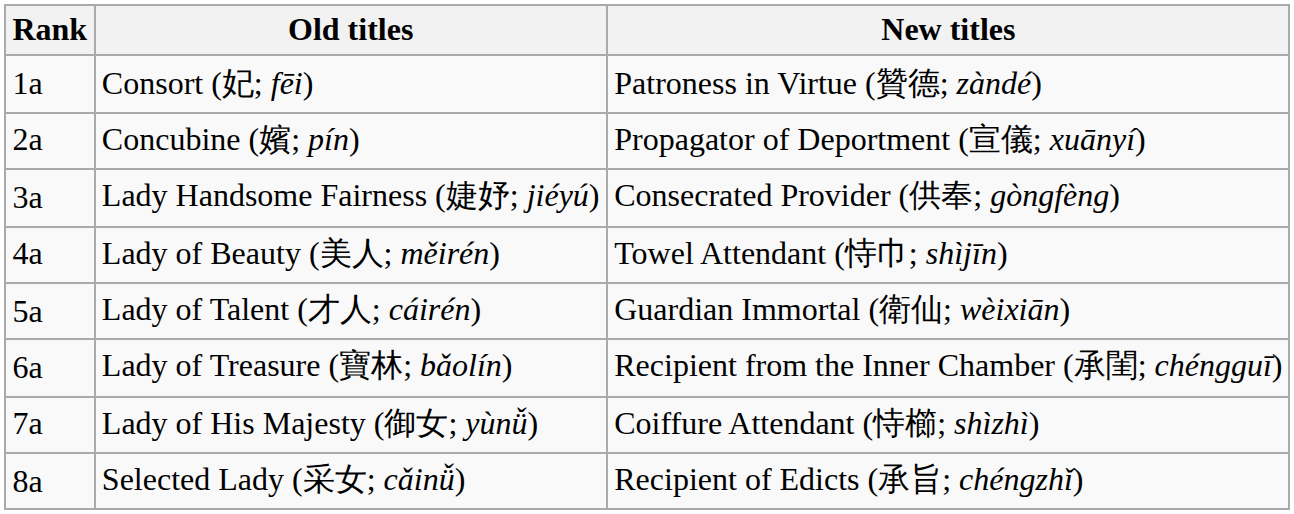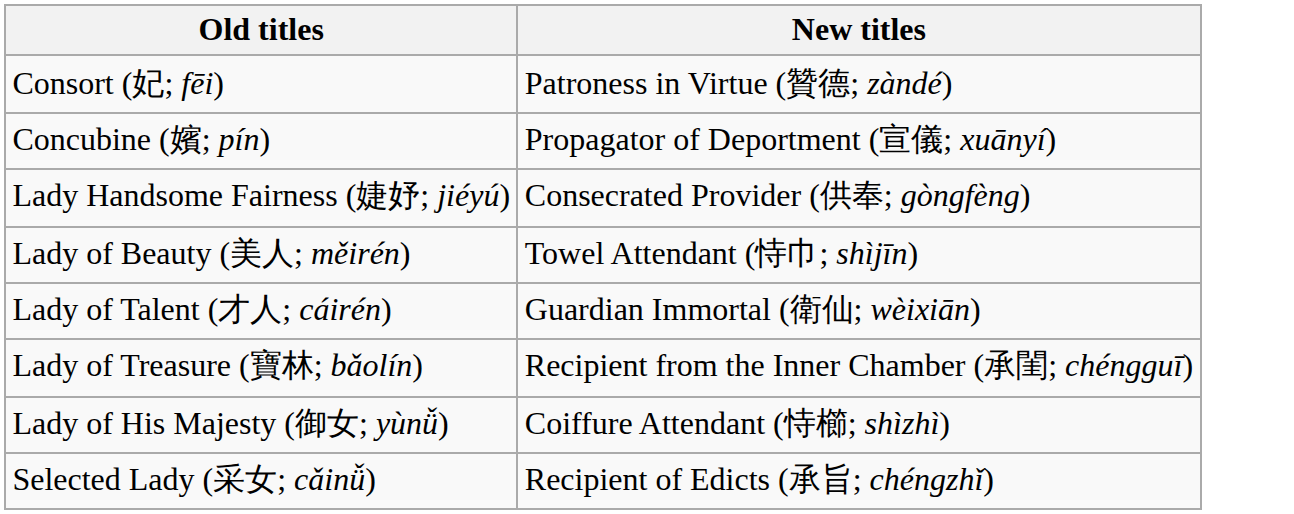- column: (50, 29)
